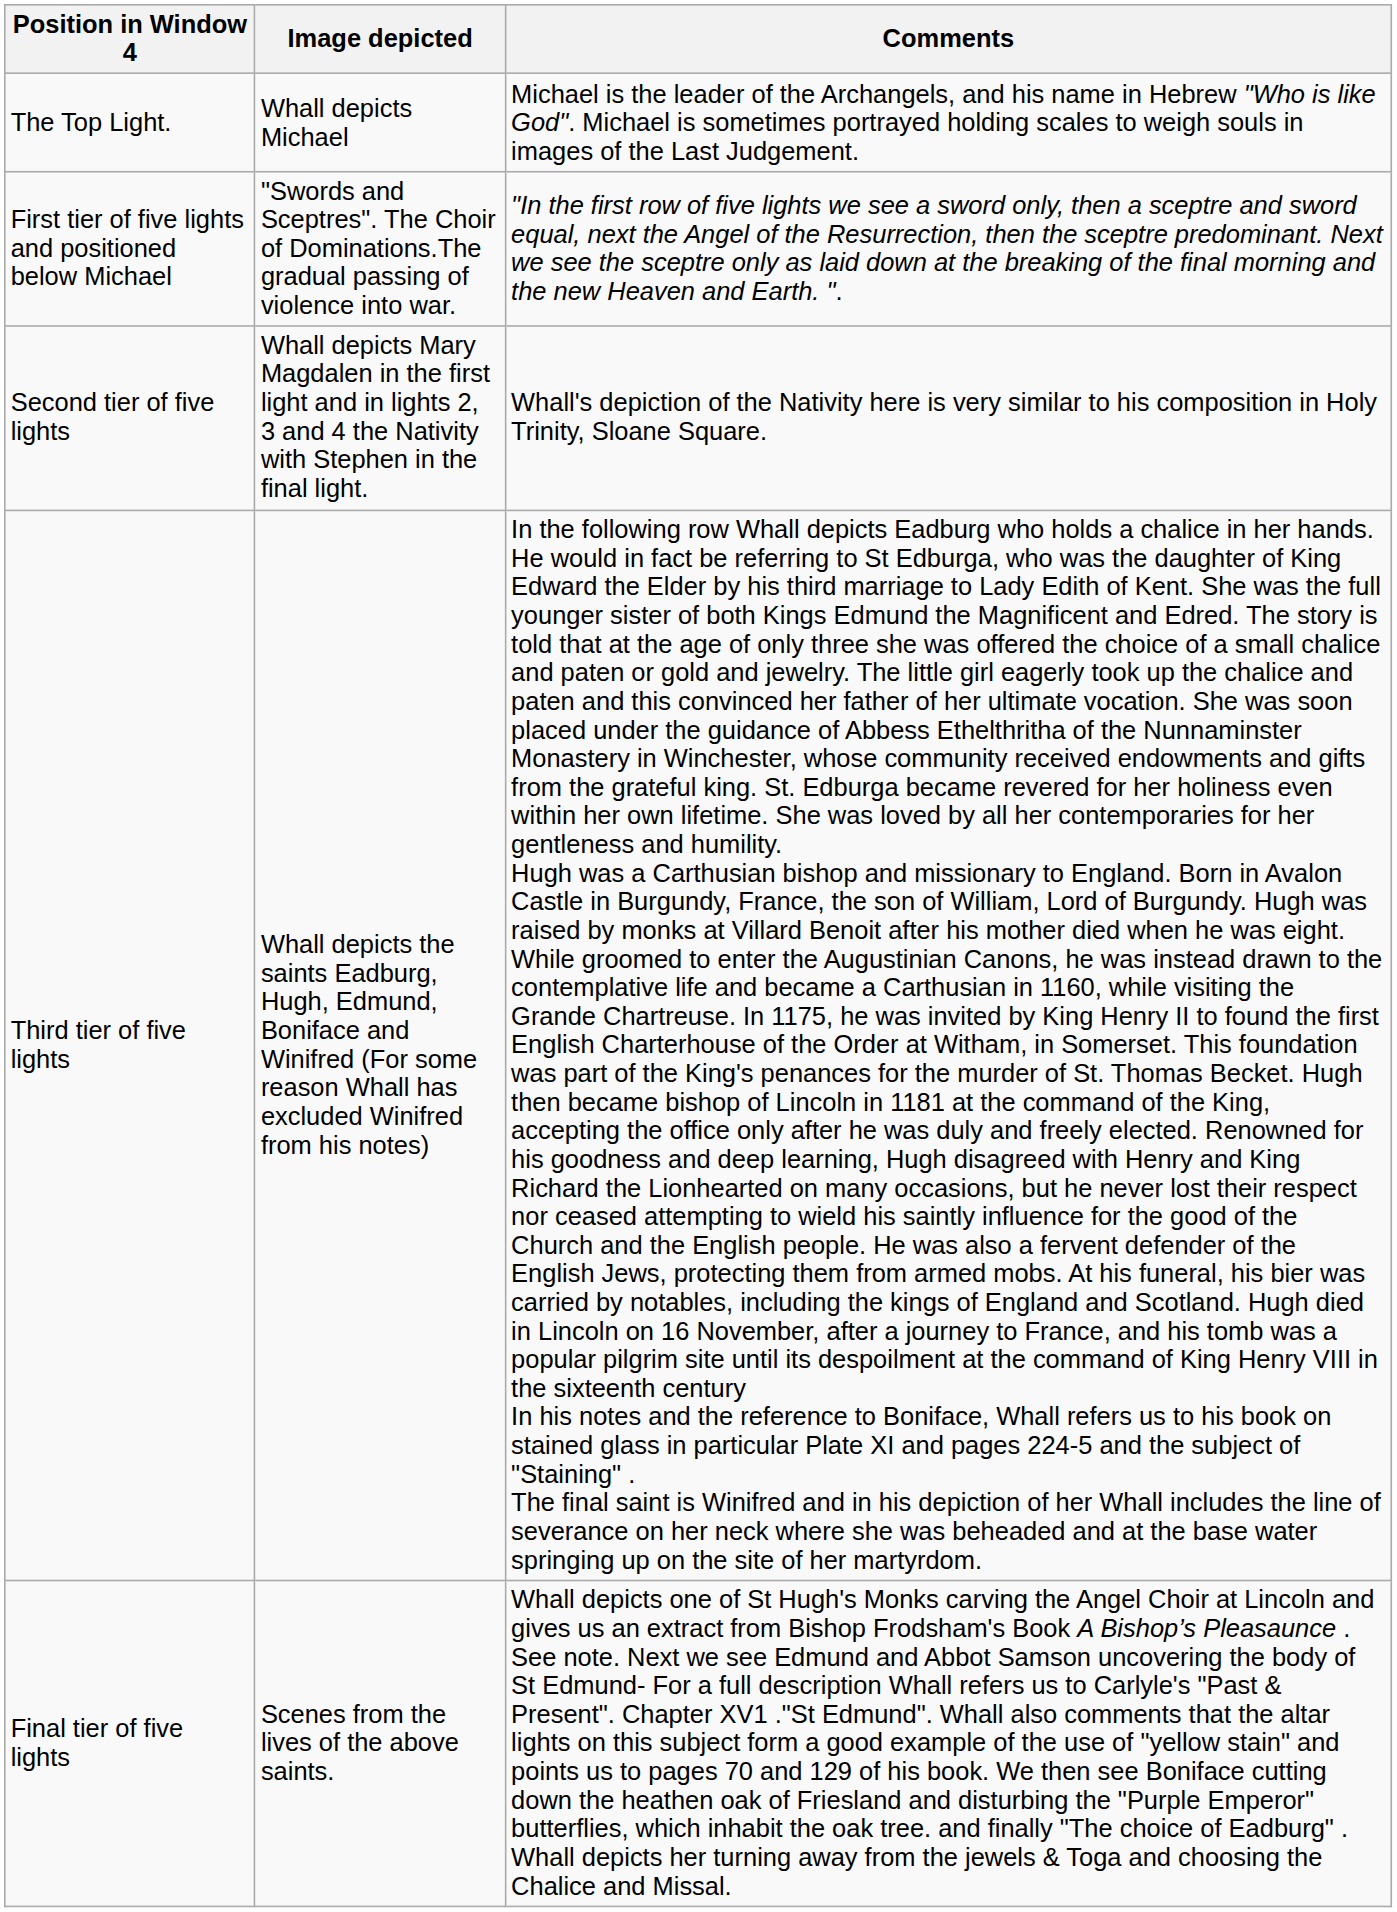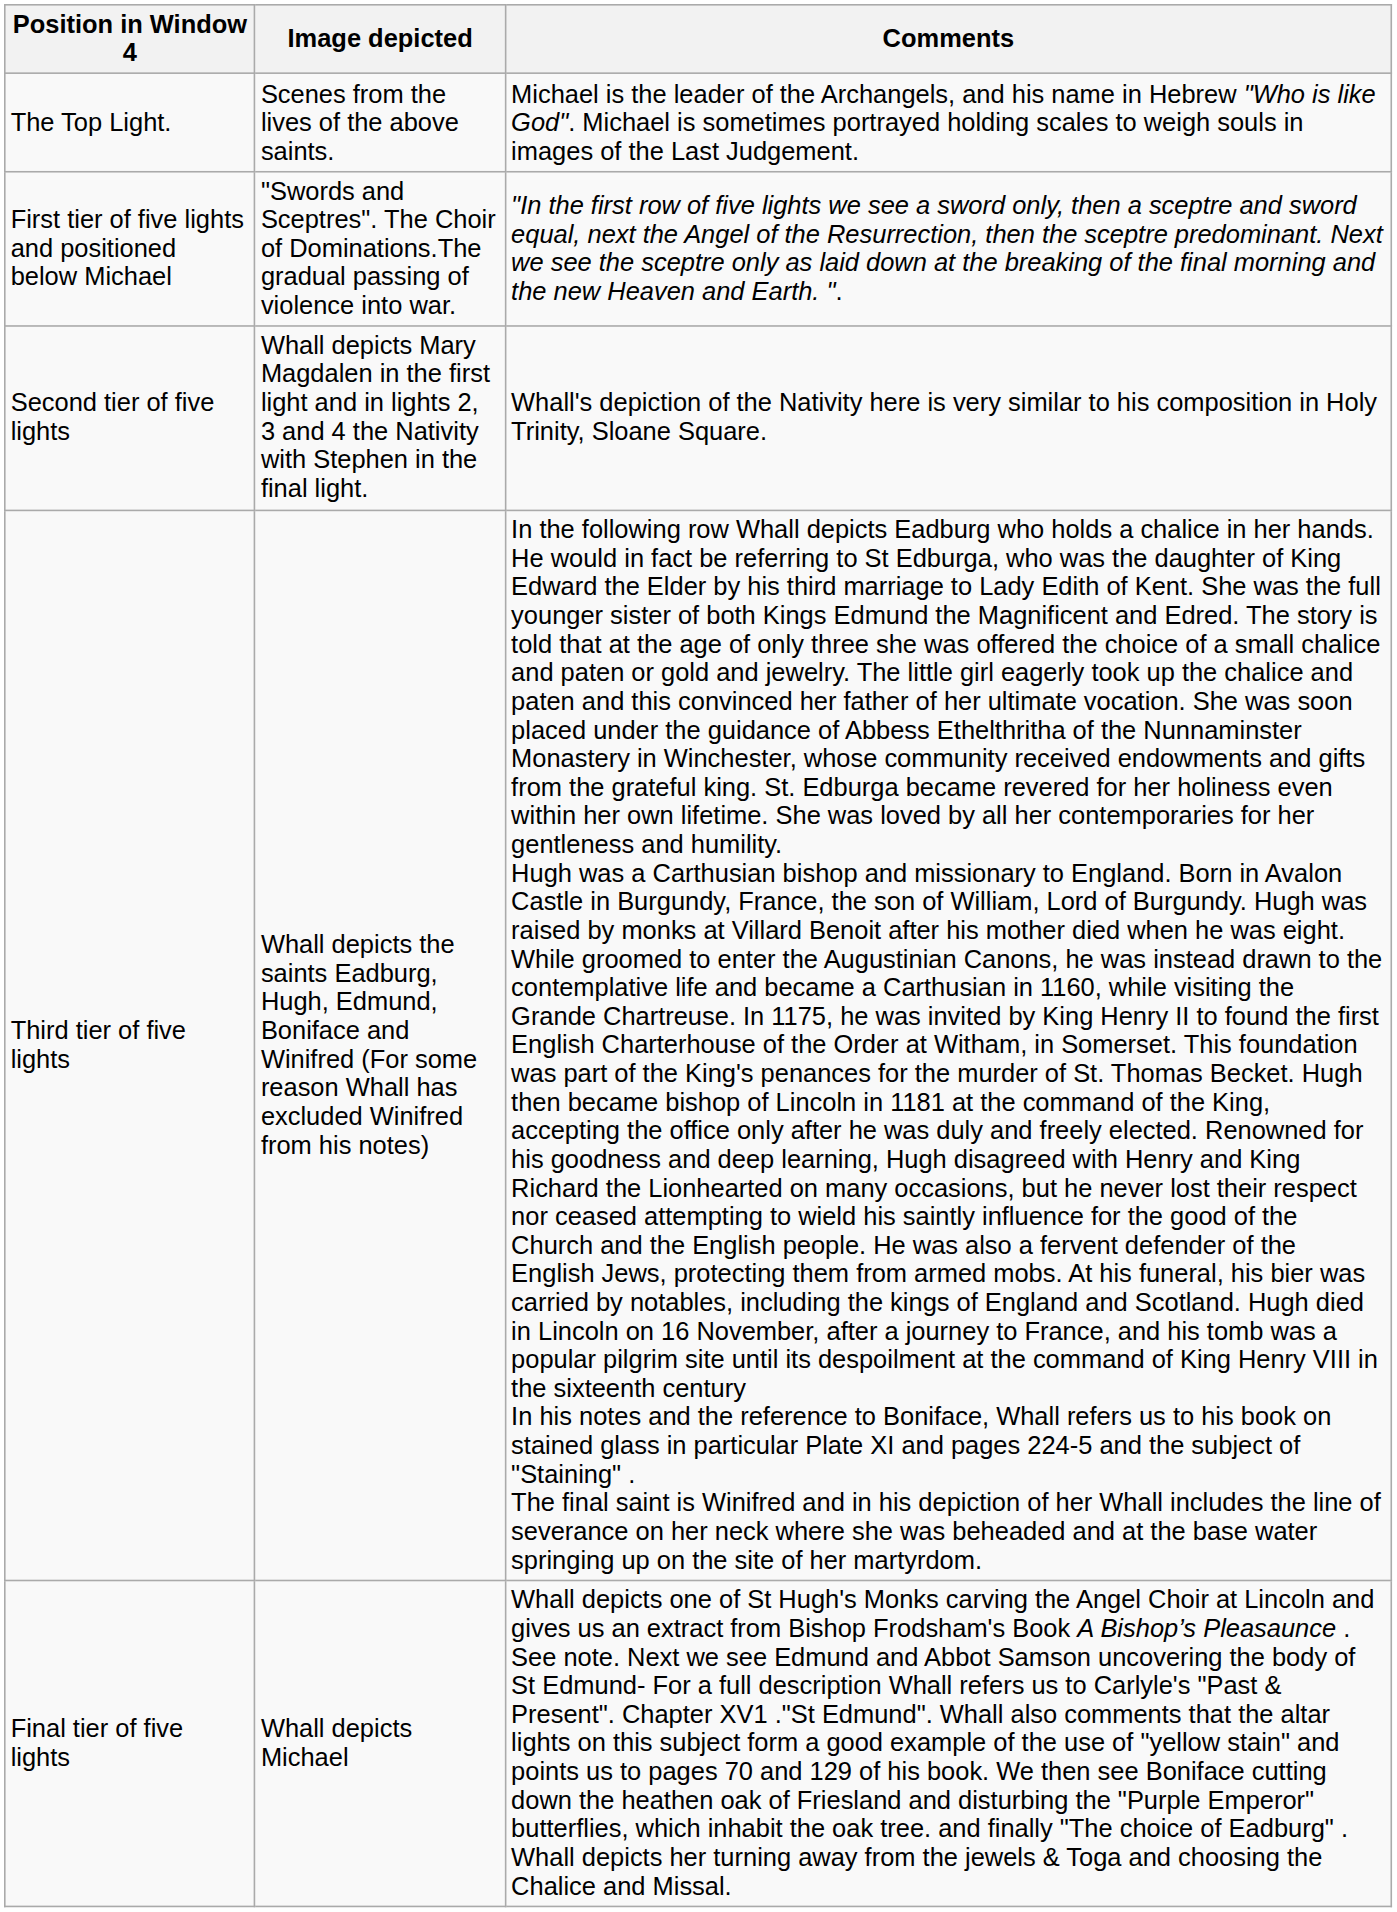(337, 122) Whall depicts Michael -> (360, 122) Scenes from the lives of the above saints.
(360, 1743) Scenes from the lives of the above saints. -> (337, 1743) Whall depicts Michael
